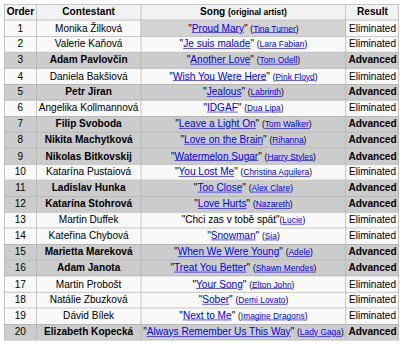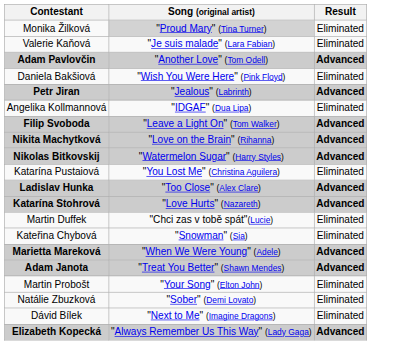- column: (20, 12)
